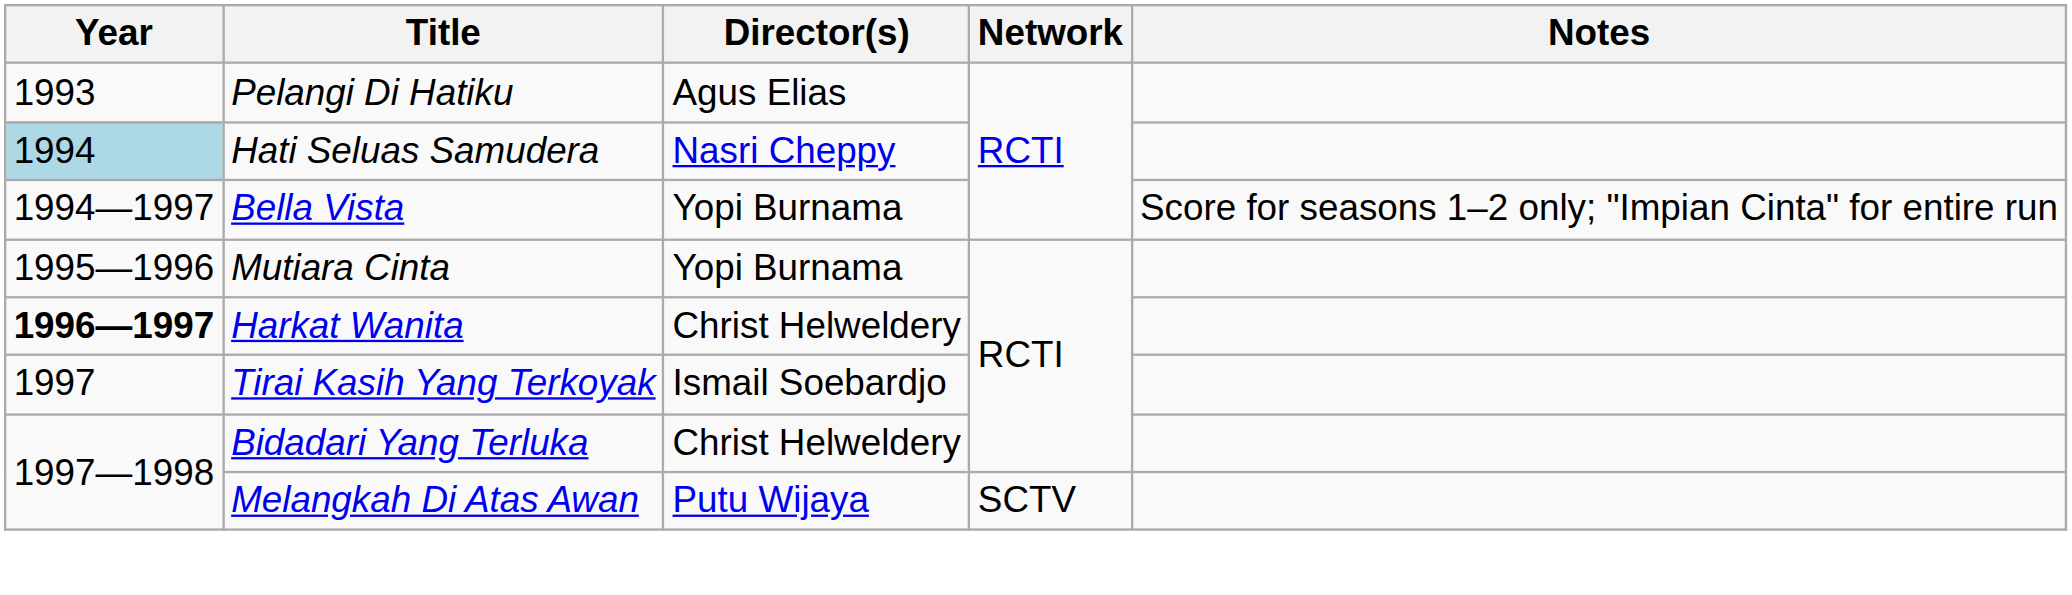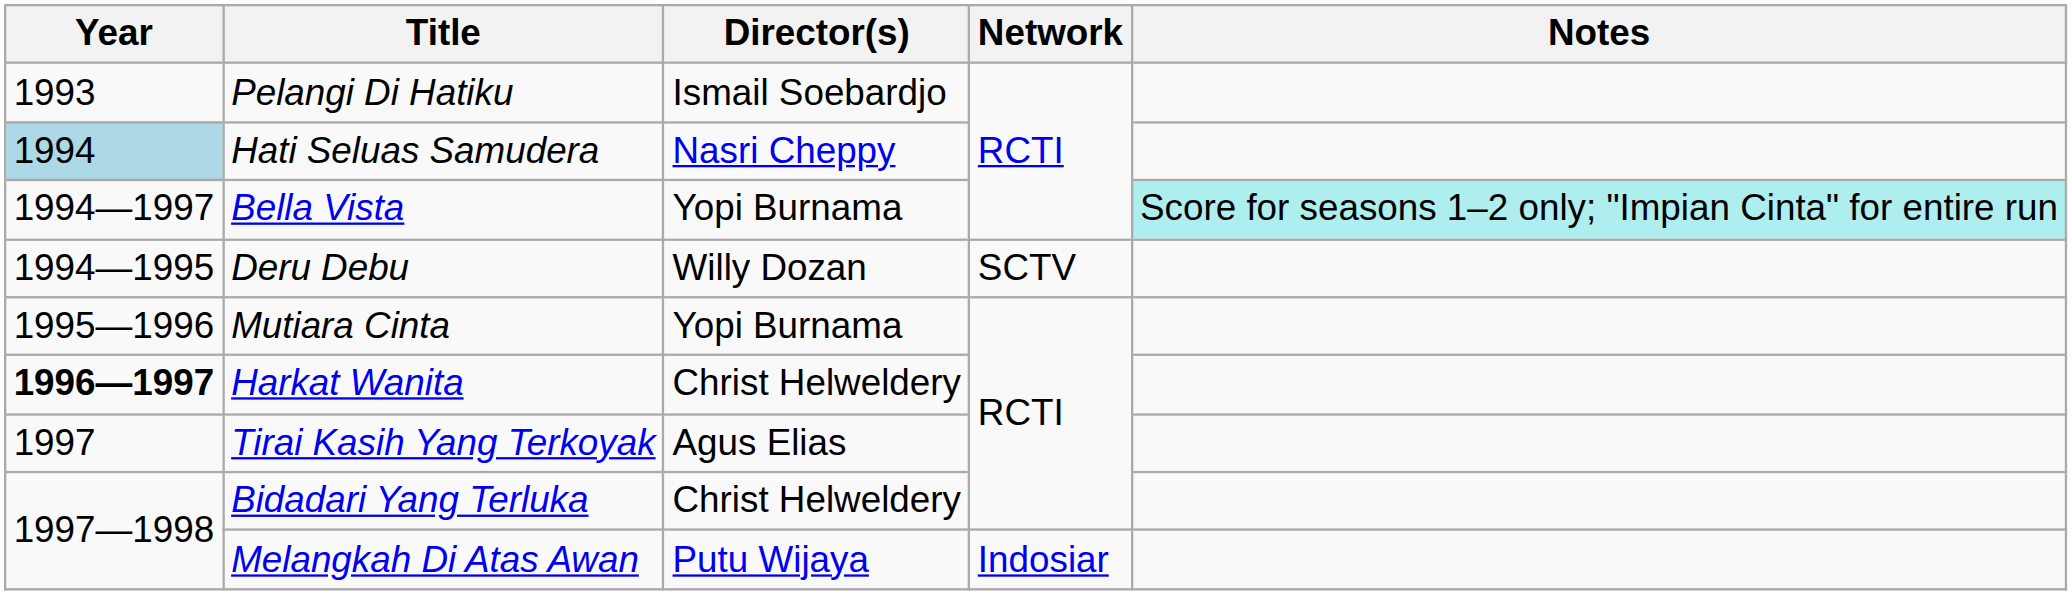(759, 92) Agus Elias -> (810, 92) Ismail Soebardjo
(1599, 208) no background -> (1599, 208) paleturquoise background
+ row: (320, 267)
(810, 383) Ismail Soebardjo -> (759, 442) Agus Elias
(1027, 500) SCTV -> (1043, 558) Indosiar
